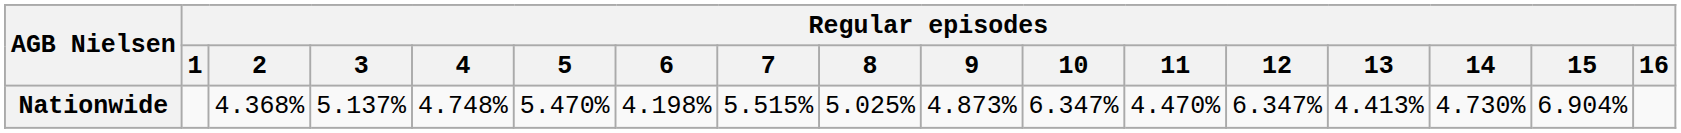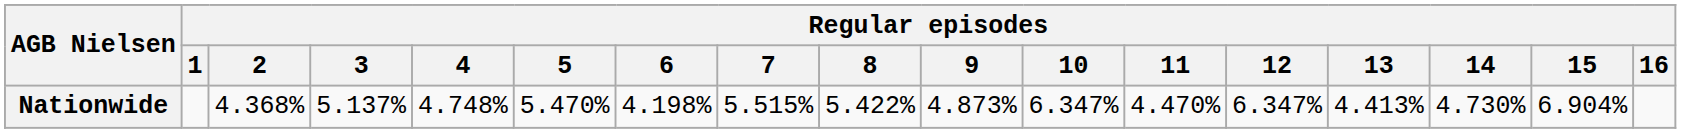(870, 107) 5.025% -> (870, 107) 5.422%
